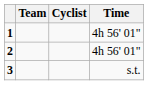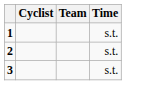columns swapped: (69, 13) <-> (32, 13)
(116, 32) 4h 56' 01" -> (111, 32) s.t.
(116, 51) 4h 56' 01" -> (111, 51) s.t.
